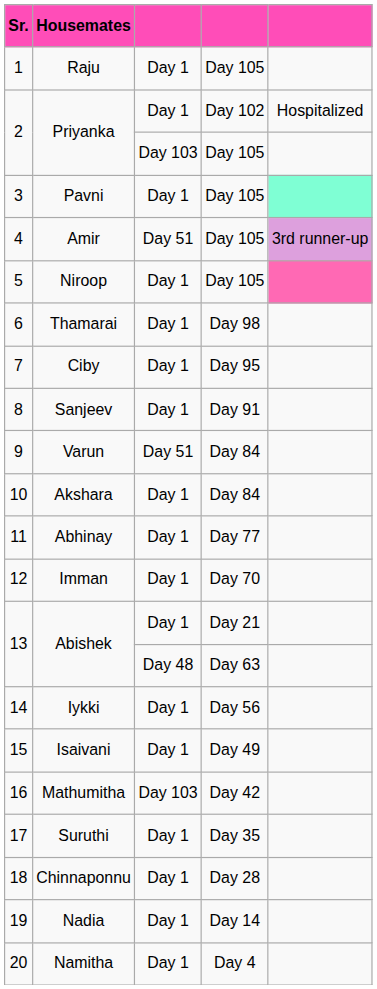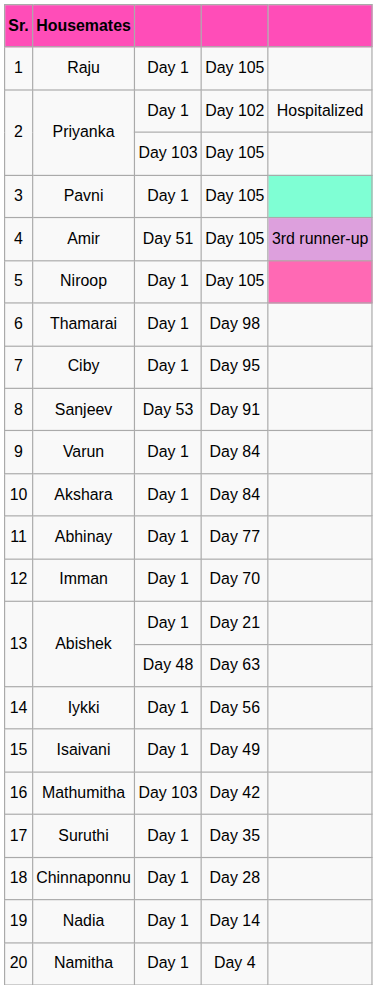(168, 409) Day 1 -> (168, 409) Day 53
(168, 451) Day 51 -> (168, 451) Day 1
